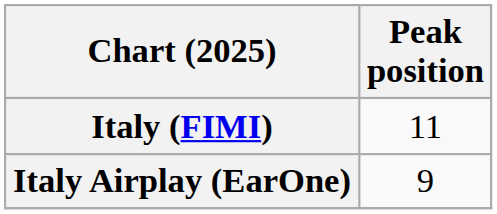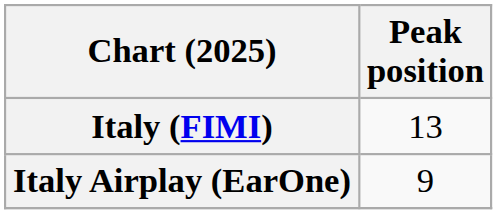(425, 125) 11 -> (425, 125) 13
